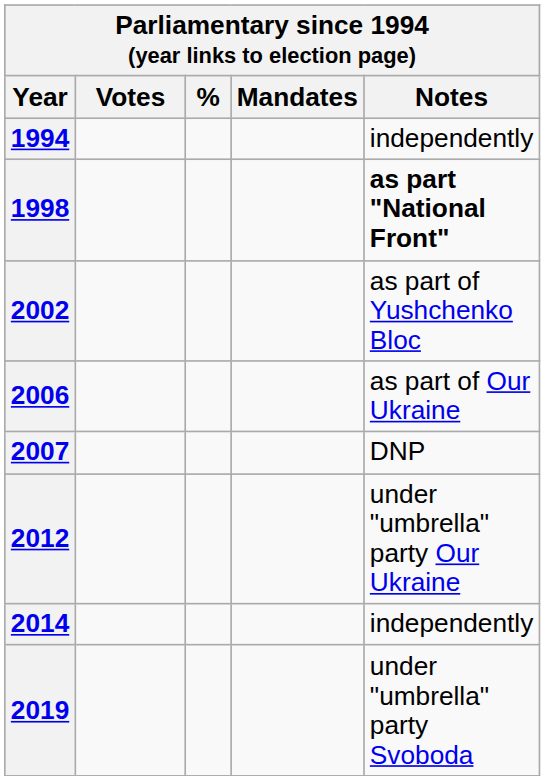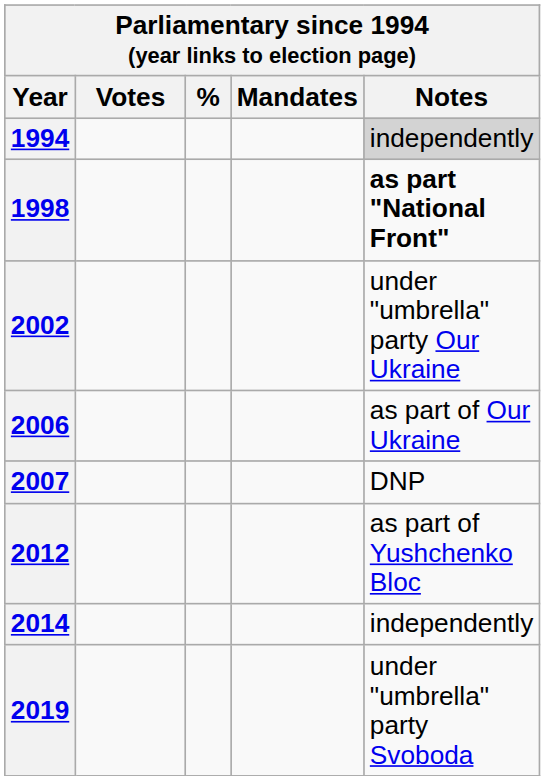(452, 138) no background -> (452, 138) lightgrey background
(441, 310) as part of Yushchenko Bloc -> (429, 324) under "umbrella" party Our Ukraine
(429, 538) under "umbrella" party Our Ukraine -> (441, 553) as part of Yushchenko Bloc
